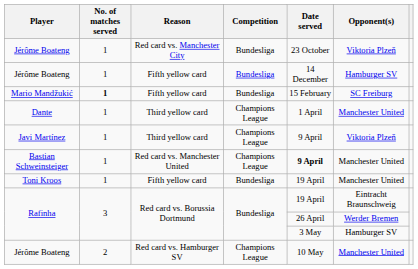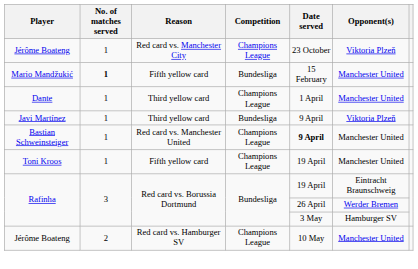(255, 50) Bundesliga -> (257, 50) Champions League
- row: (42, 74)
(371, 93) SC Freiburg -> (371, 74) Manchester United
(255, 137) Champions League -> (257, 118) Bundesliga
(255, 180) Bundesliga -> (257, 161) Champions League
